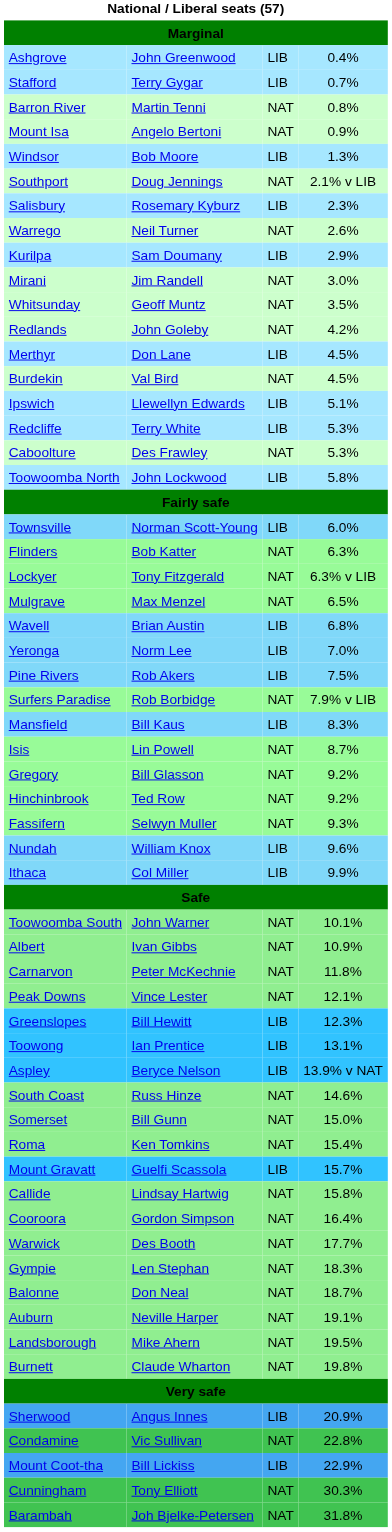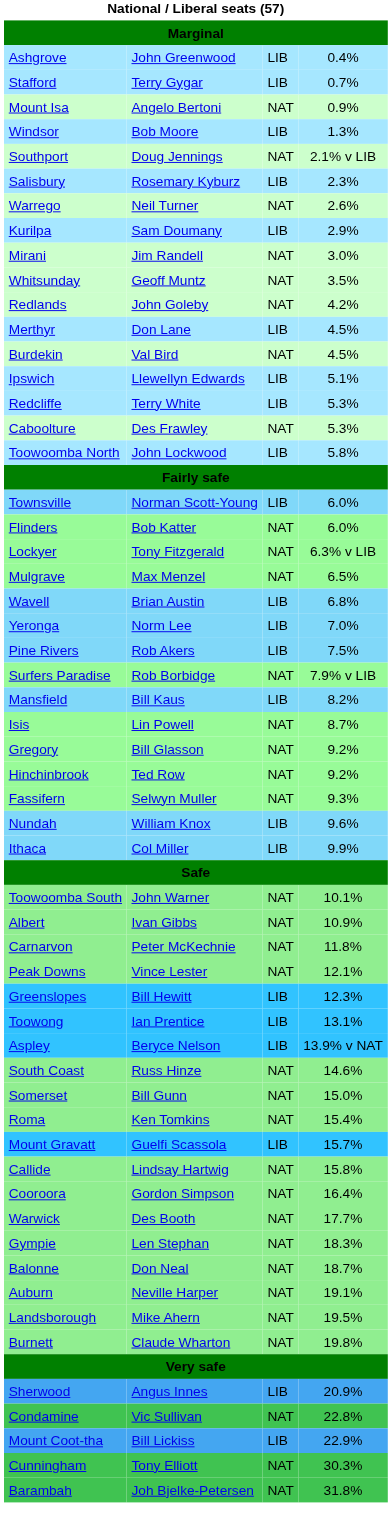- row: (47, 107)
(343, 551) 6.3% -> (343, 527) 6.0%
(343, 724) 8.3% -> (343, 699) 8.2%
